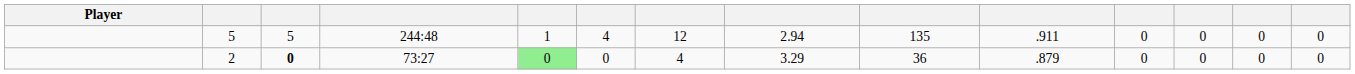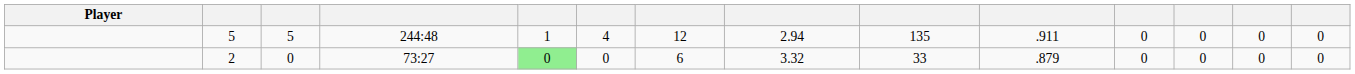(290, 58) bold -> (290, 58) normal
(680, 58) 4 -> (680, 58) 6
(792, 58) 3.29 -> (792, 58) 3.32
(920, 58) 36 -> (920, 58) 33
